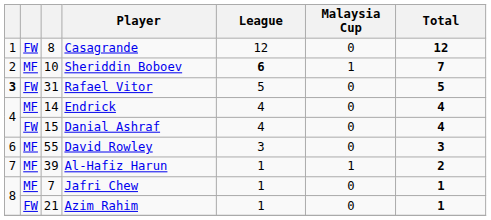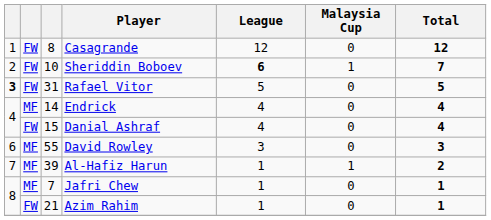(31, 68) MF -> (31, 68) FW
